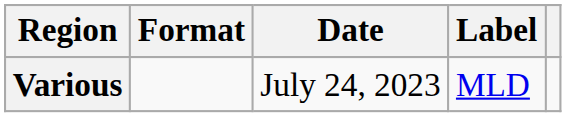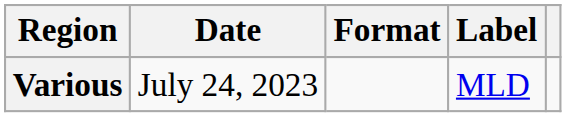columns swapped: (350, 30) <-> (191, 30)
